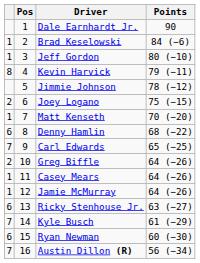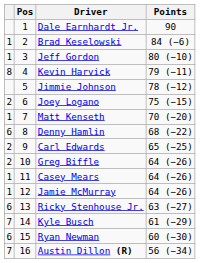(9, 147) 7 -> (9, 147) 2
